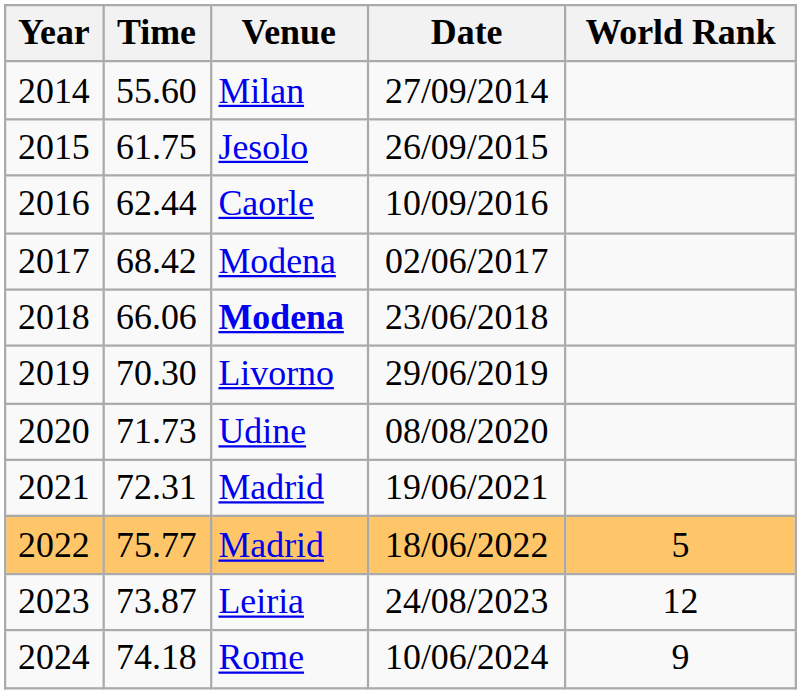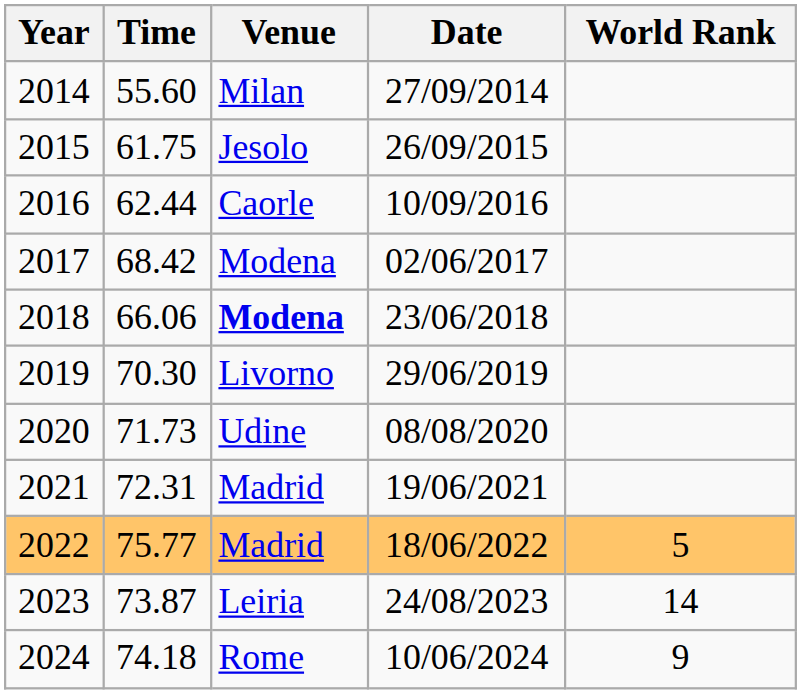(681, 601) 12 -> (681, 601) 14
